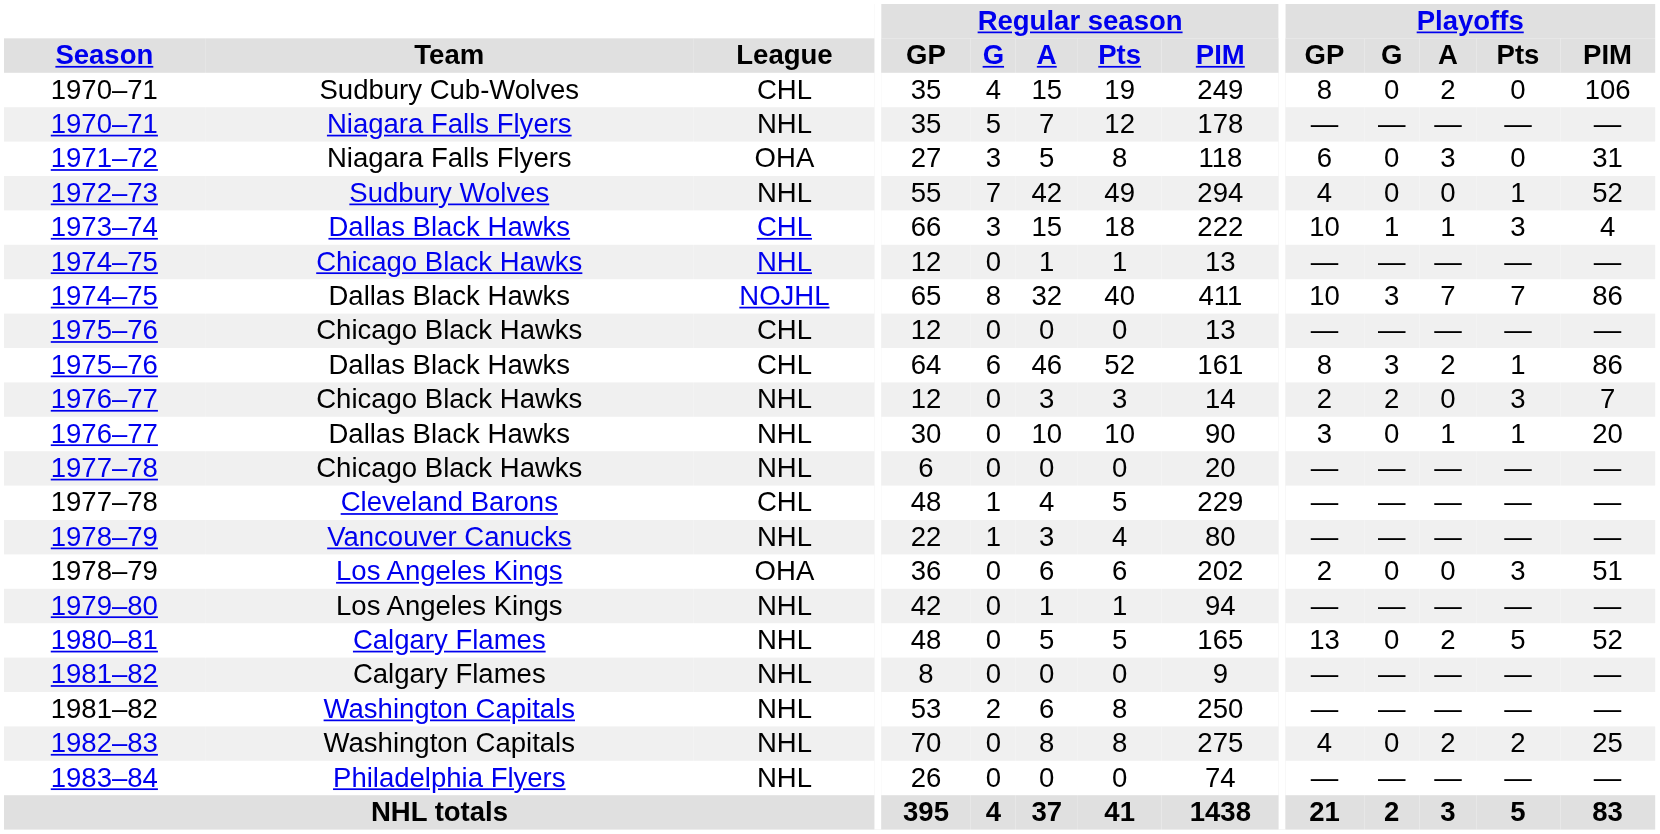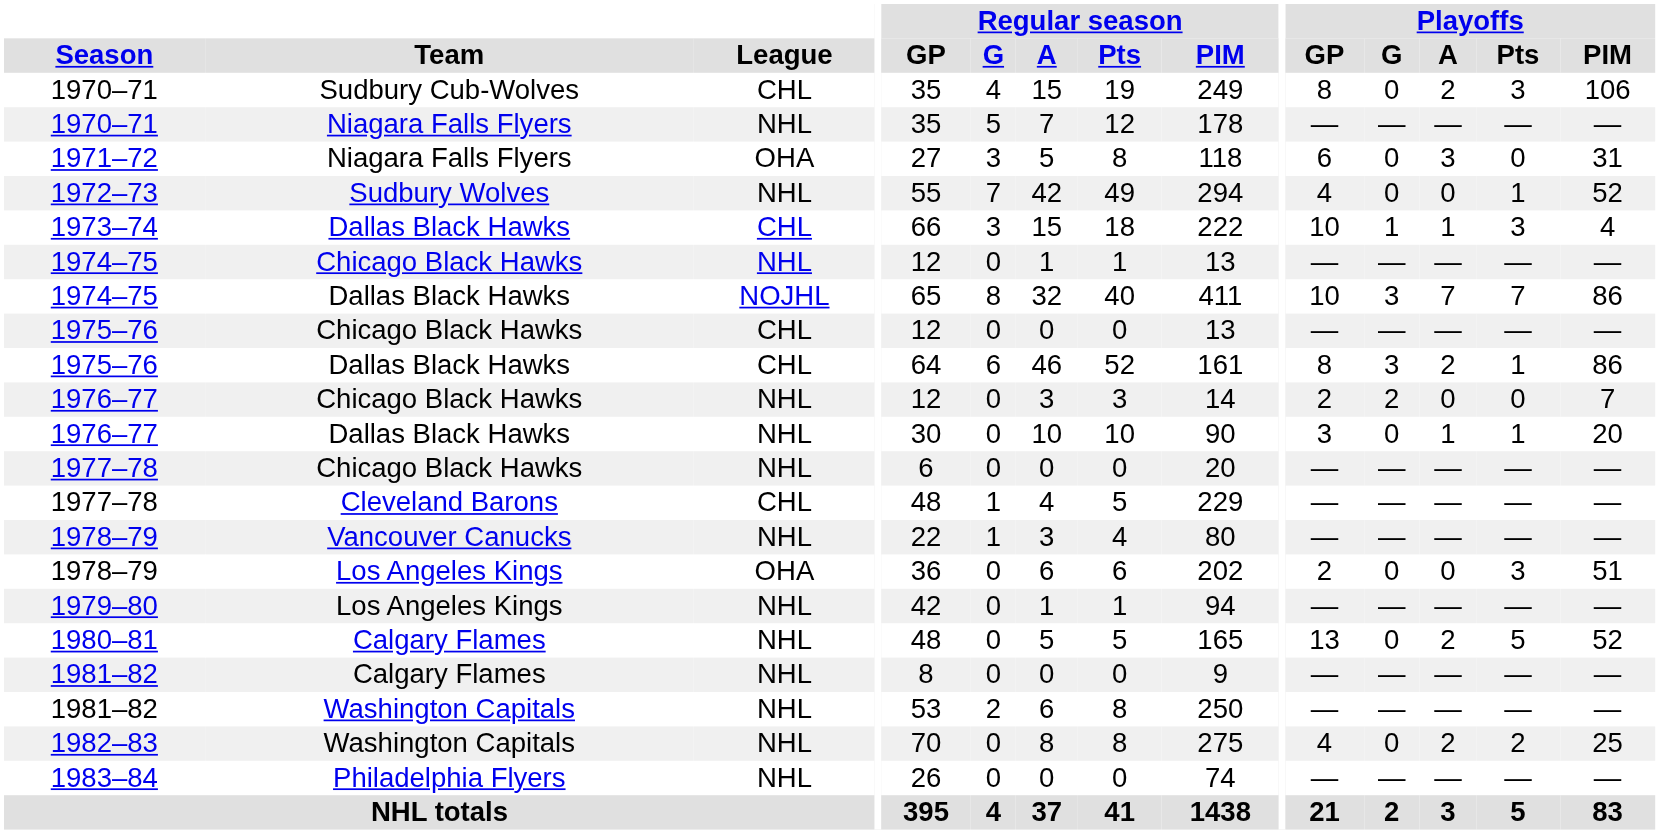(1518, 89) 0 -> (1518, 89) 3
(1518, 399) 3 -> (1518, 399) 0
